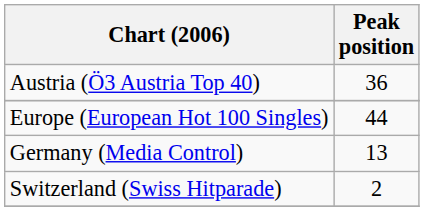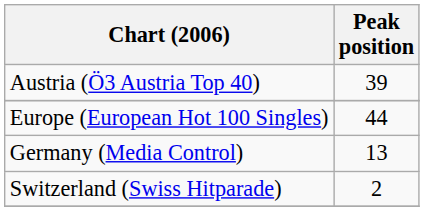(376, 82) 36 -> (376, 82) 39
